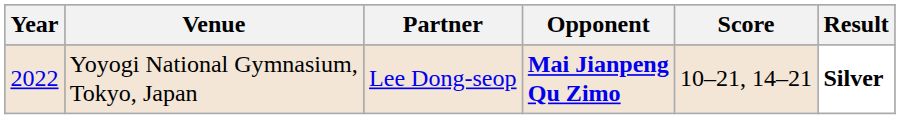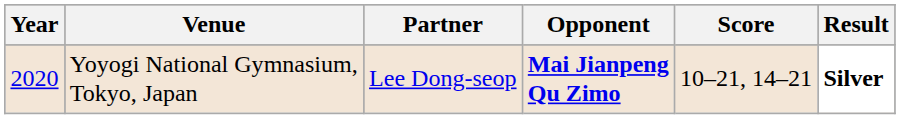(35, 78) 2022 -> (35, 78) 2020
